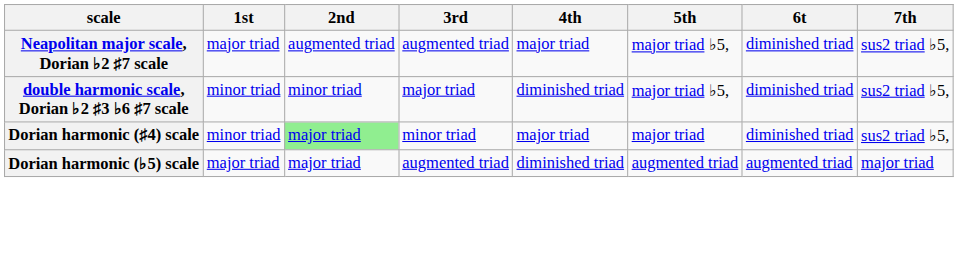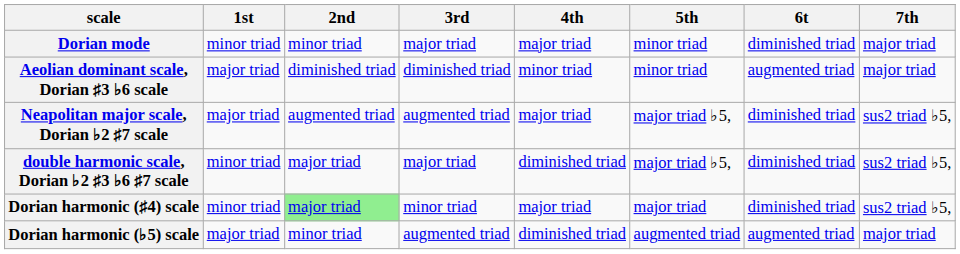+ row: (104, 43)
+ row: (104, 79)
(325, 89) minor triad -> (324, 161) major triad
(324, 162) major triad -> (325, 234) minor triad
